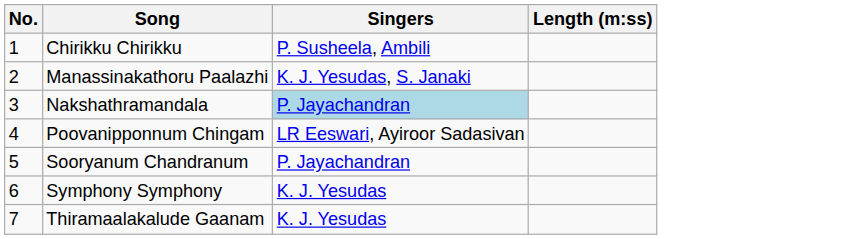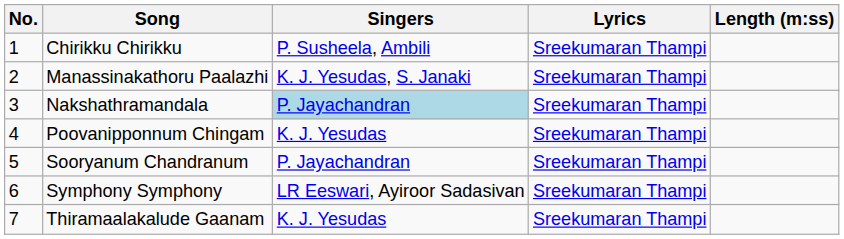+ column: (620, 19)
(401, 134) LR Eeswari, Ayiroor Sadasivan -> (332, 134) K. J. Yesudas
(332, 191) K. J. Yesudas -> (401, 191) LR Eeswari, Ayiroor Sadasivan
